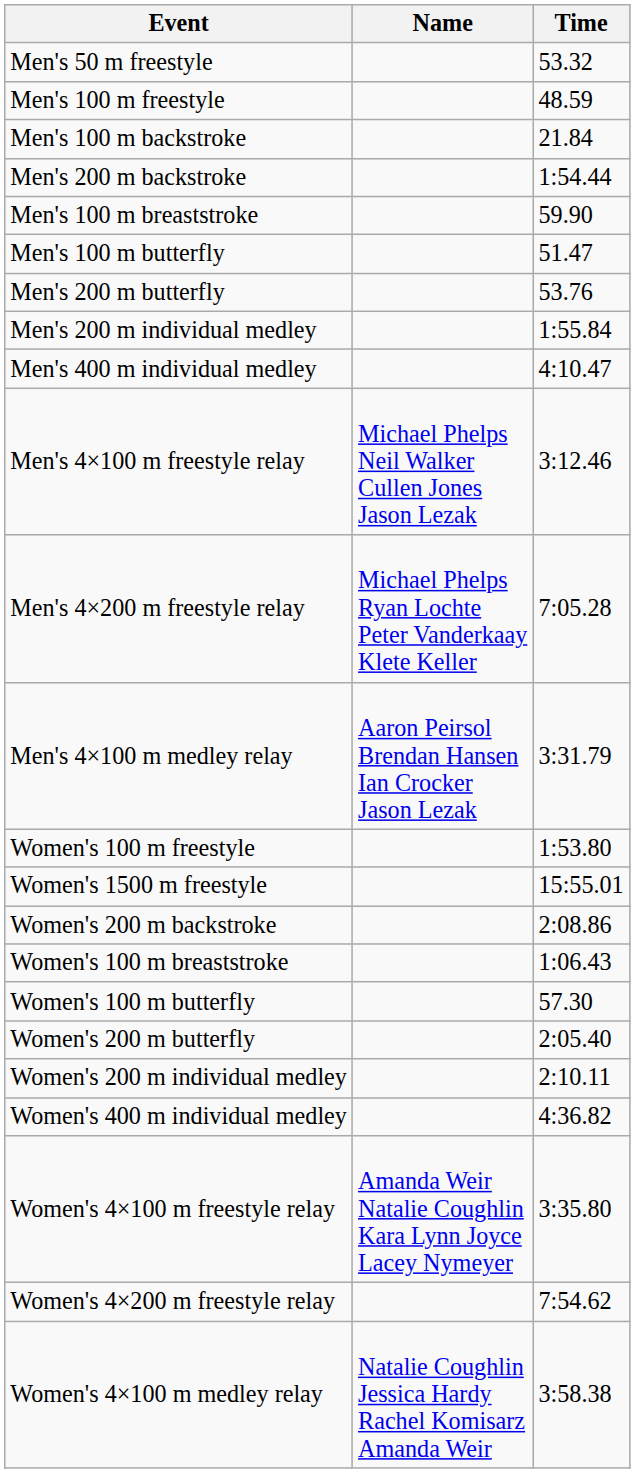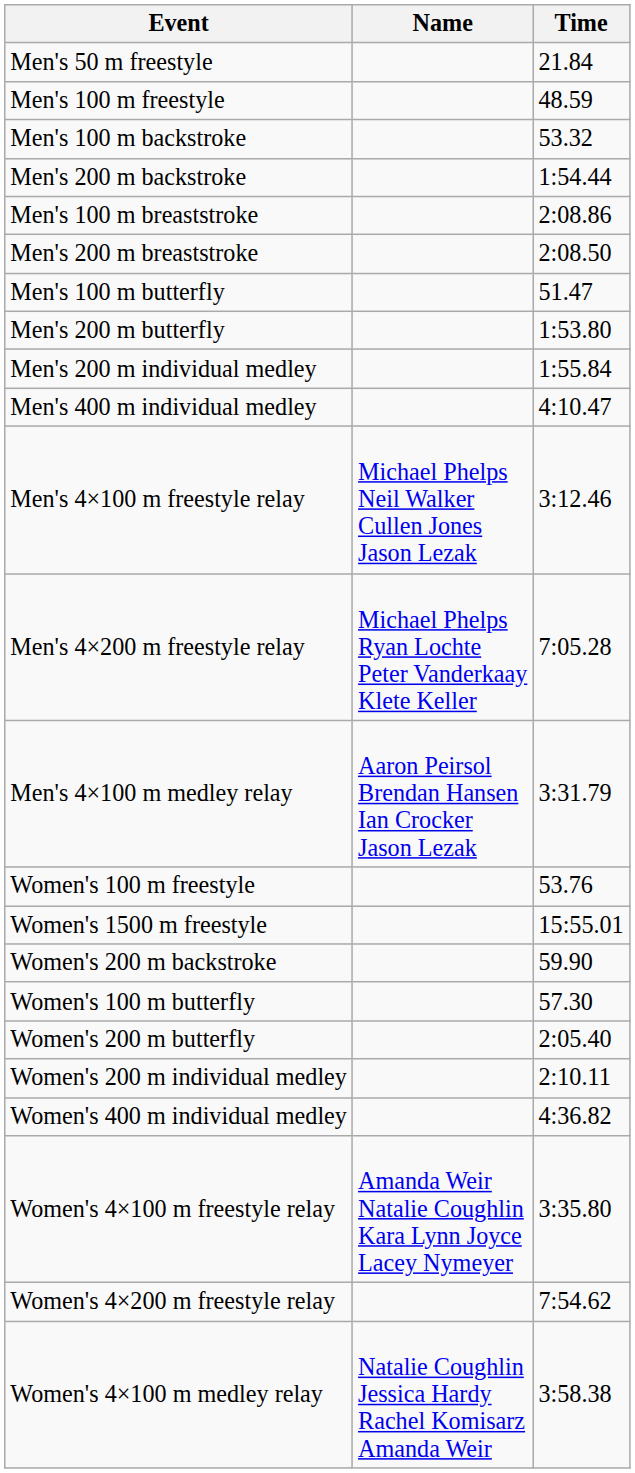(566, 61) 53.32 -> (566, 61) 21.84
(566, 138) 21.84 -> (566, 138) 53.32
(566, 215) 59.90 -> (575, 215) 2:08.86
+ row: (134, 253)
(566, 291) 53.76 -> (575, 330) 1:53.80
(575, 847) 1:53.80 -> (566, 886) 53.76
(575, 924) 2:08.86 -> (566, 962) 59.90
- row: (149, 962)
